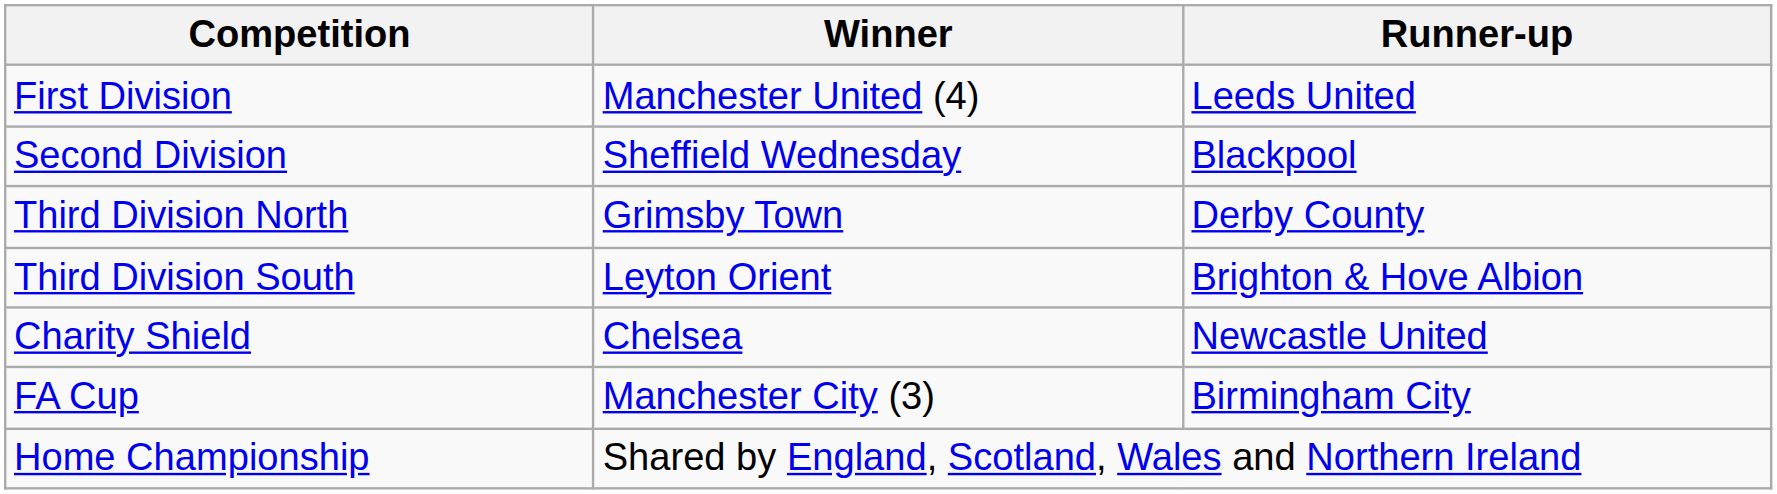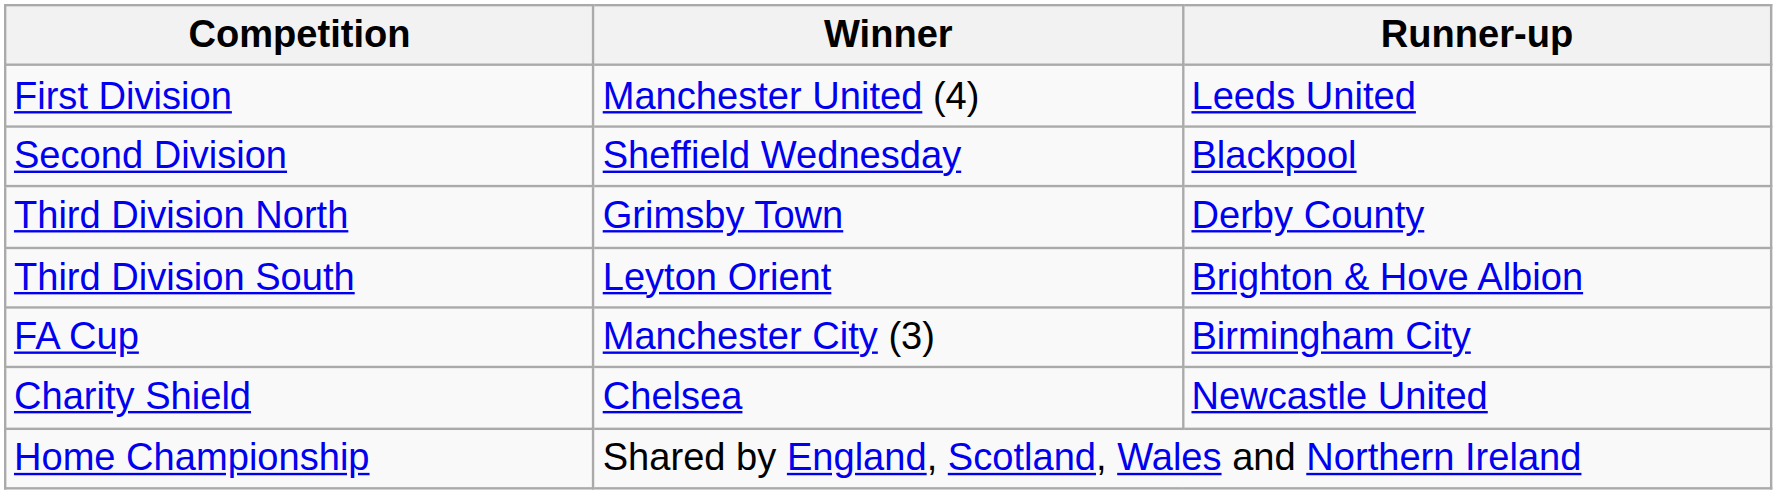rows swapped: (76, 397) <-> (133, 336)
